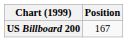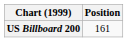(102, 28) 167 -> (102, 28) 161
